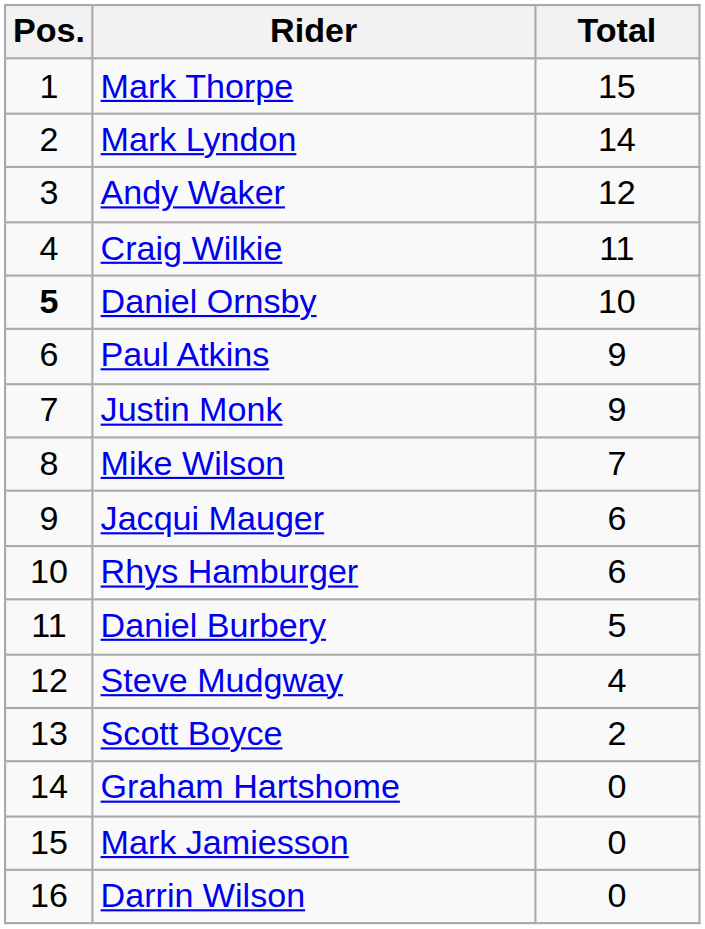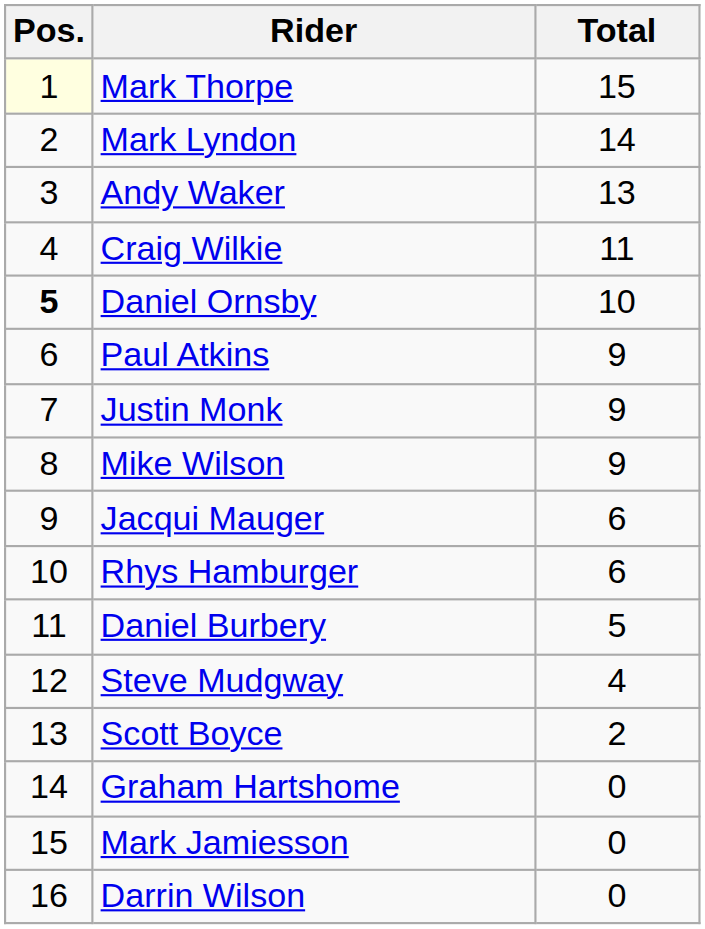(49, 85) no background -> (49, 85) lightyellow background
(617, 193) 12 -> (617, 193) 13
(617, 463) 7 -> (617, 463) 9
